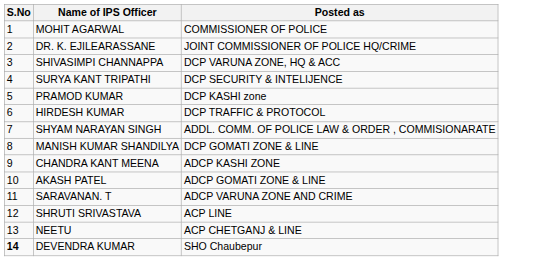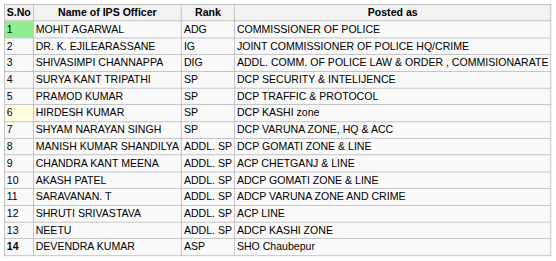+ column: (208, 12)
(10, 29) no background -> (10, 29) lightgreen background
(262, 63) DCP VARUNA ZONE, HQ & ACC -> (393, 63) ADDL. COMM. OF POLICE LAW & ORDER , COMMISIONARATE
(225, 96) DCP KASHI zone -> (308, 96) DCP TRAFFIC & PROTOCOL
(10, 113) no background -> (10, 113) lightyellow background
(255, 113) DCP TRAFFIC & PROTOCOL -> (278, 113) DCP KASHI zone
(340, 130) ADDL. COMM. OF POLICE LAW & ORDER , COMMISIONARATE -> (315, 130) DCP VARUNA ZONE, HQ & ACC
(232, 163) ADCP KASHI ZONE -> (296, 163) ACP CHETGANJ & LINE
(243, 230) ACP CHETGANJ & LINE -> (285, 230) ADCP KASHI ZONE
